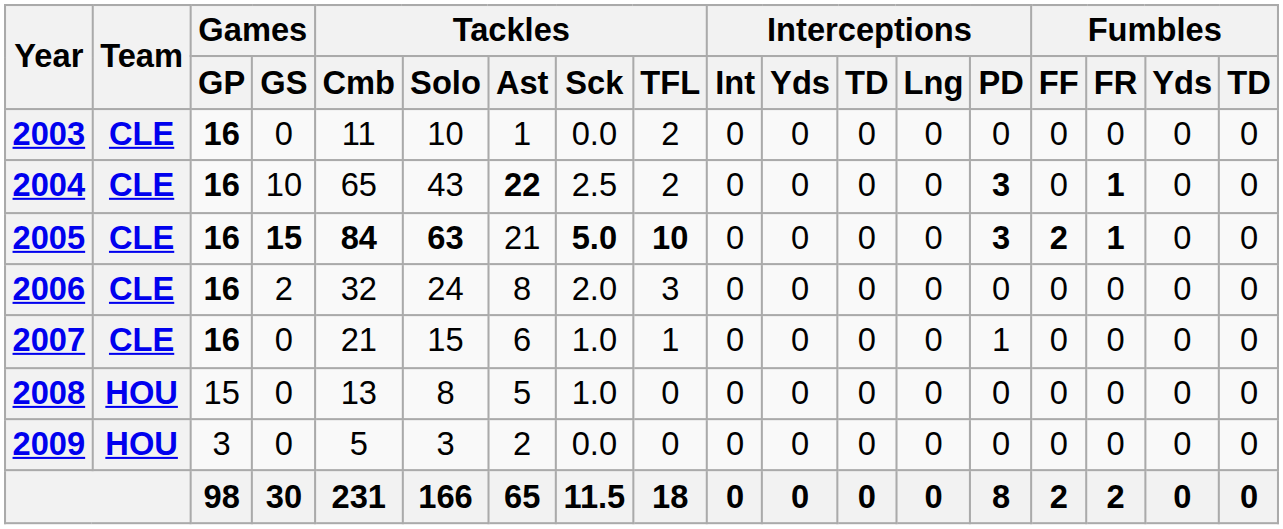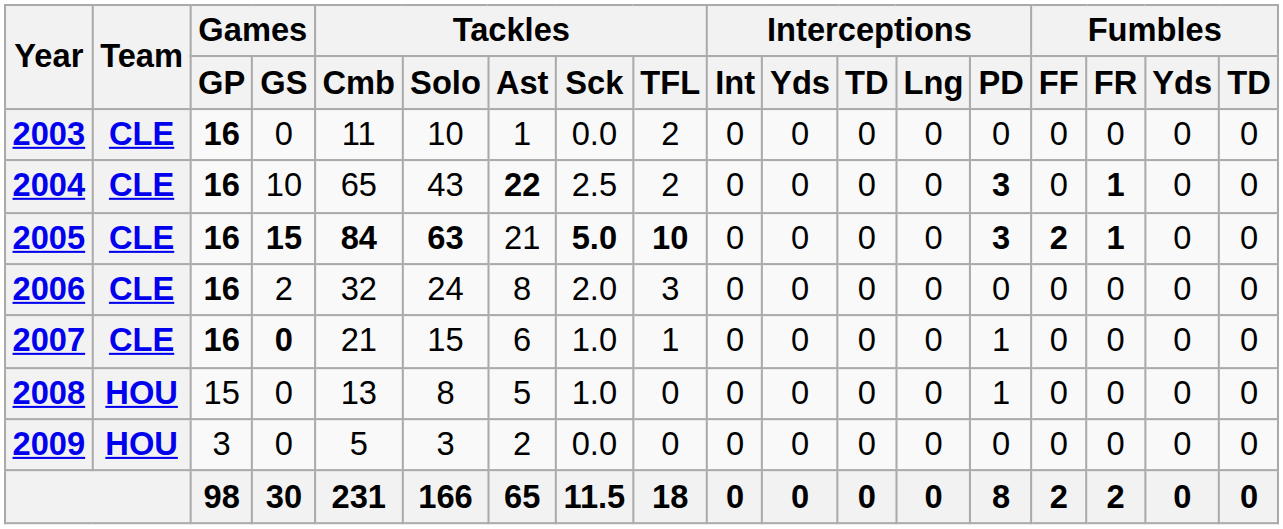(284, 340) normal -> (284, 340) bold
(1001, 392) 0 -> (1001, 392) 1
